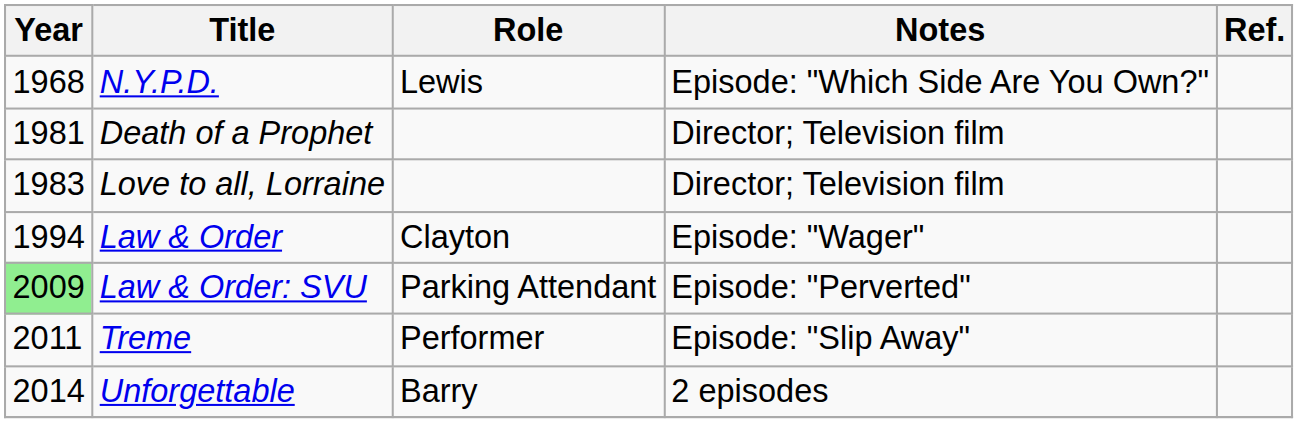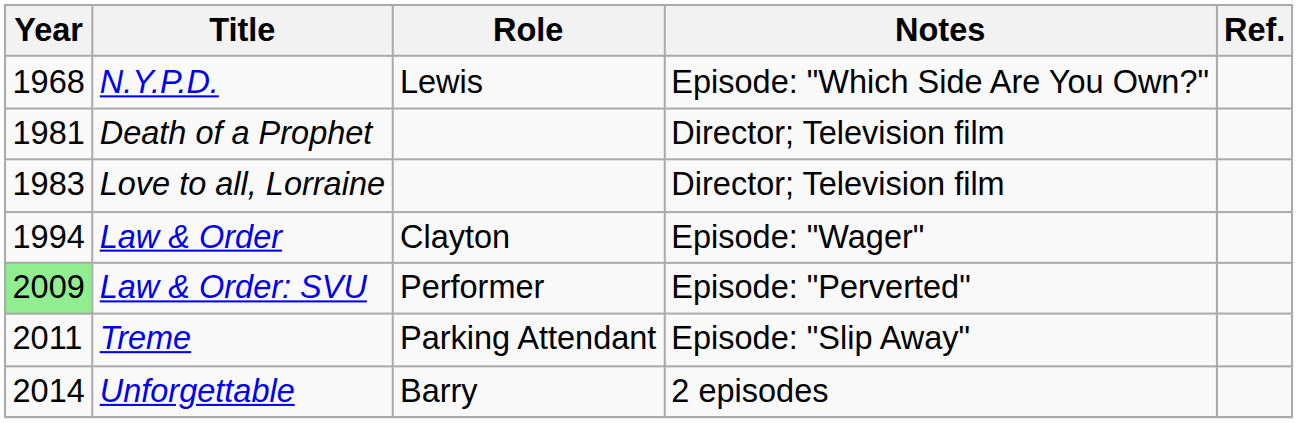(528, 287) Parking Attendant -> (472, 287) Performer
(472, 339) Performer -> (528, 339) Parking Attendant
